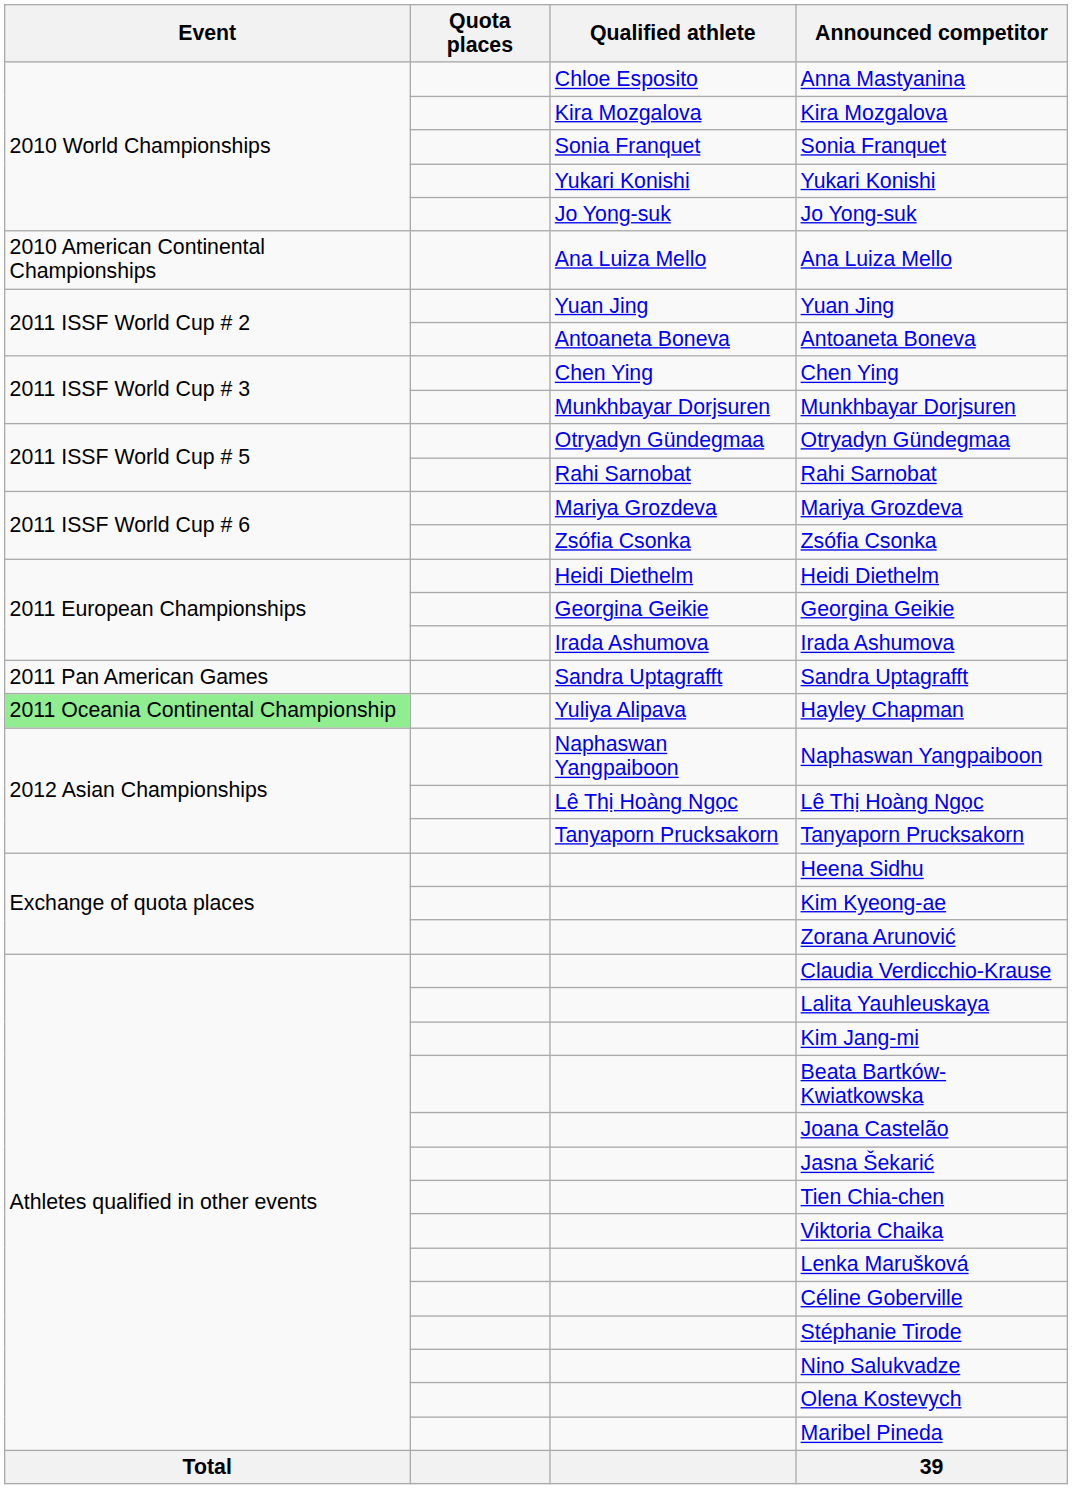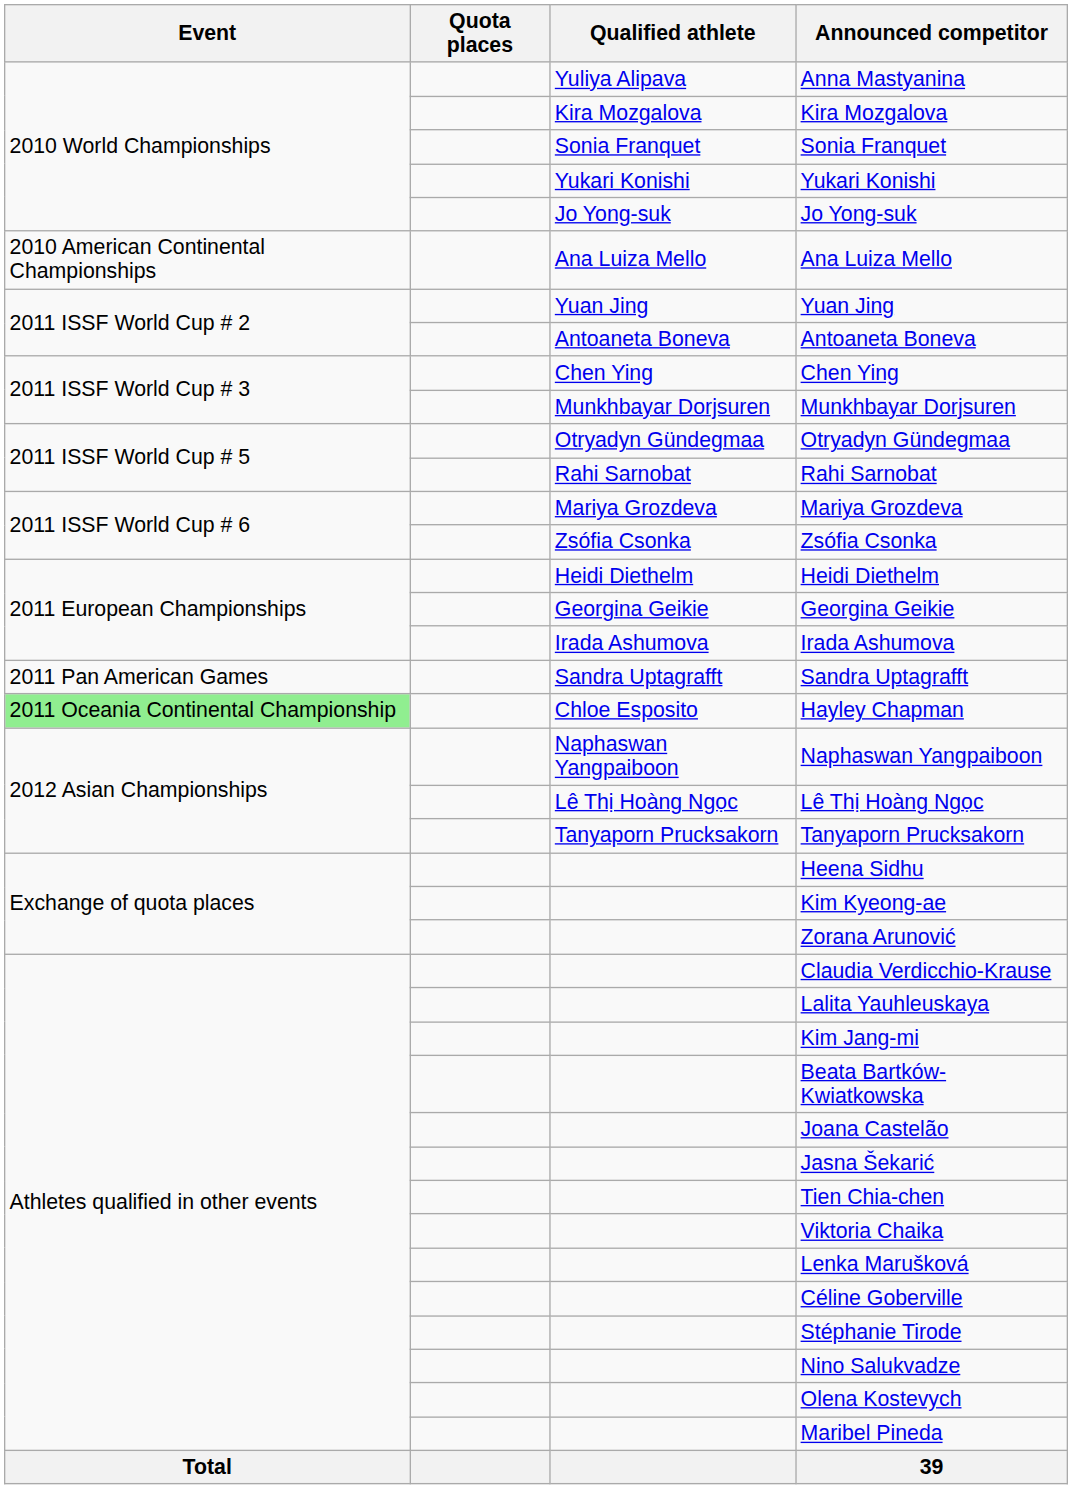(626, 79) Chloe Esposito -> (620, 79) Yuliya Alipava
(620, 710) Yuliya Alipava -> (626, 710) Chloe Esposito
